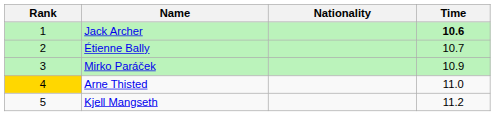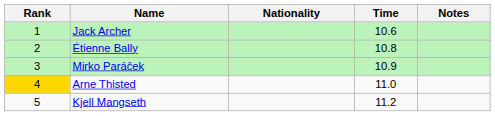+ column: (454, 13)
(453, 31) bold -> (386, 31) normal
(453, 48) 10.7 -> (386, 48) 10.8
